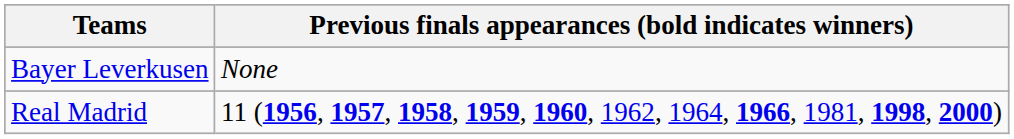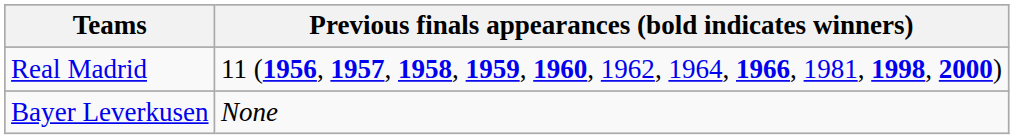rows swapped: (110, 68) <-> (79, 111)
